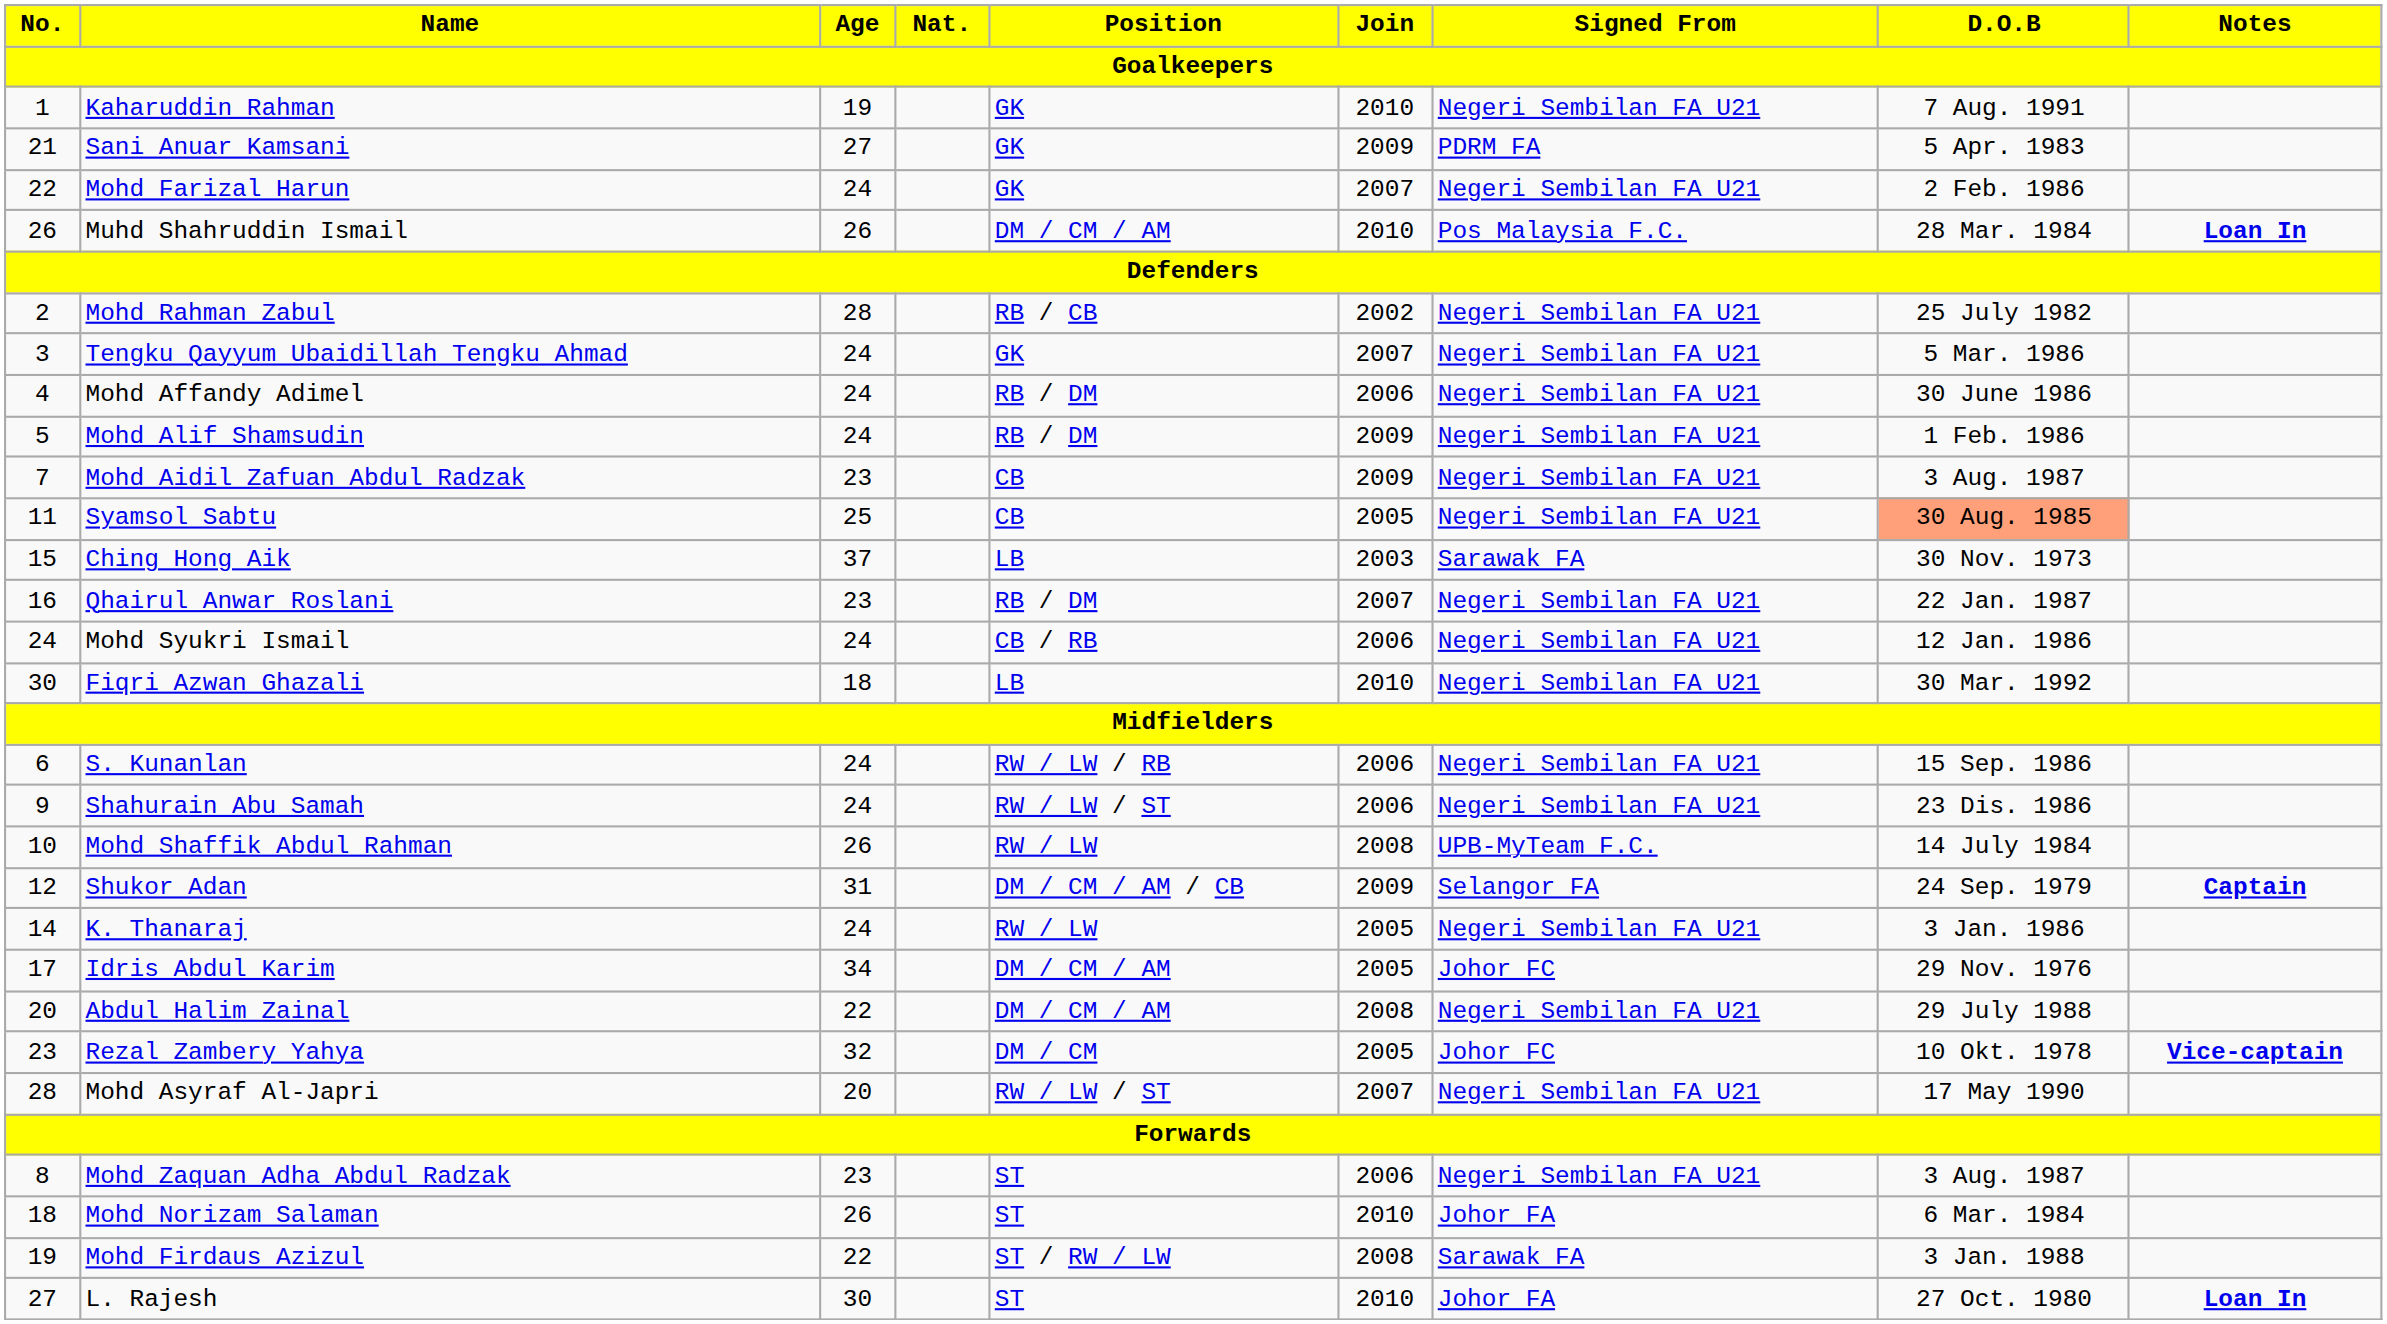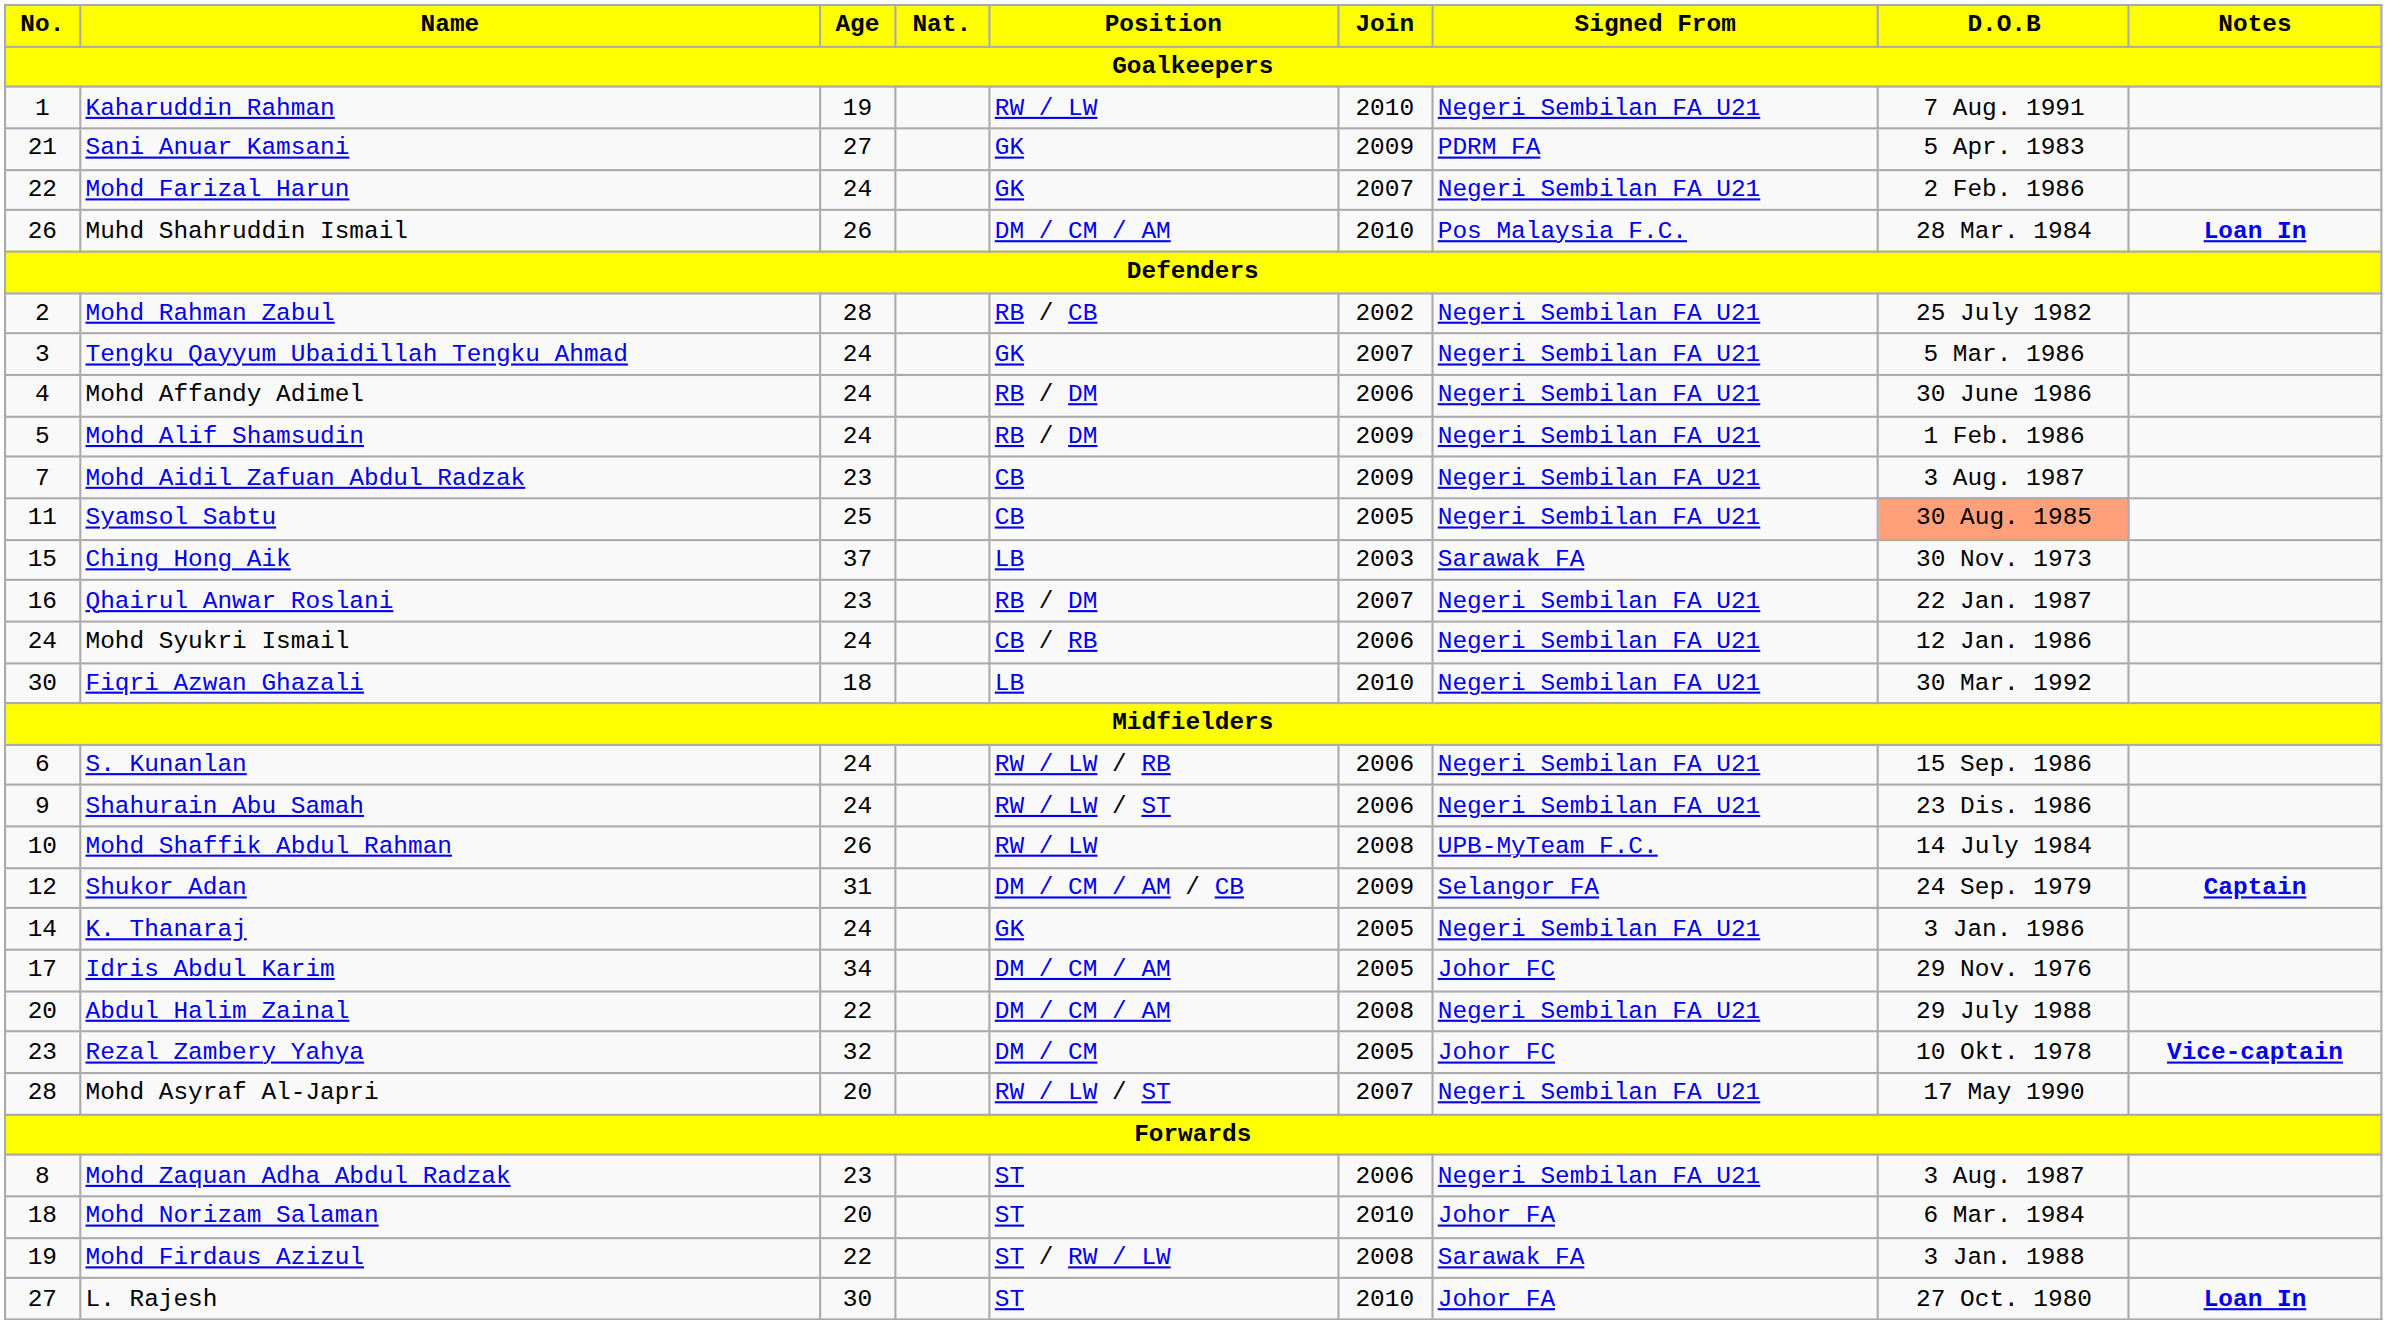(1009, 107) GK -> (1046, 107) RW / LW
(1046, 929) RW / LW -> (1009, 929) GK
(857, 1217) 26 -> (857, 1217) 20
